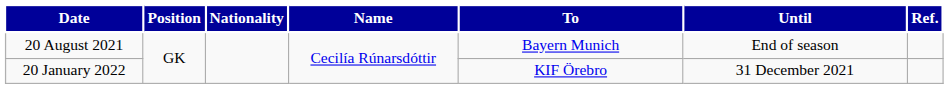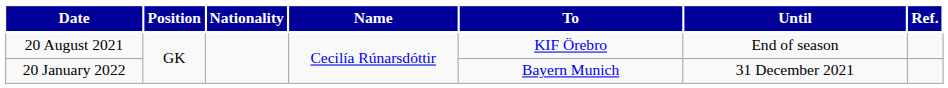(571, 45) Bayern Munich -> (571, 45) KIF Örebro
(571, 71) KIF Örebro -> (571, 71) Bayern Munich
